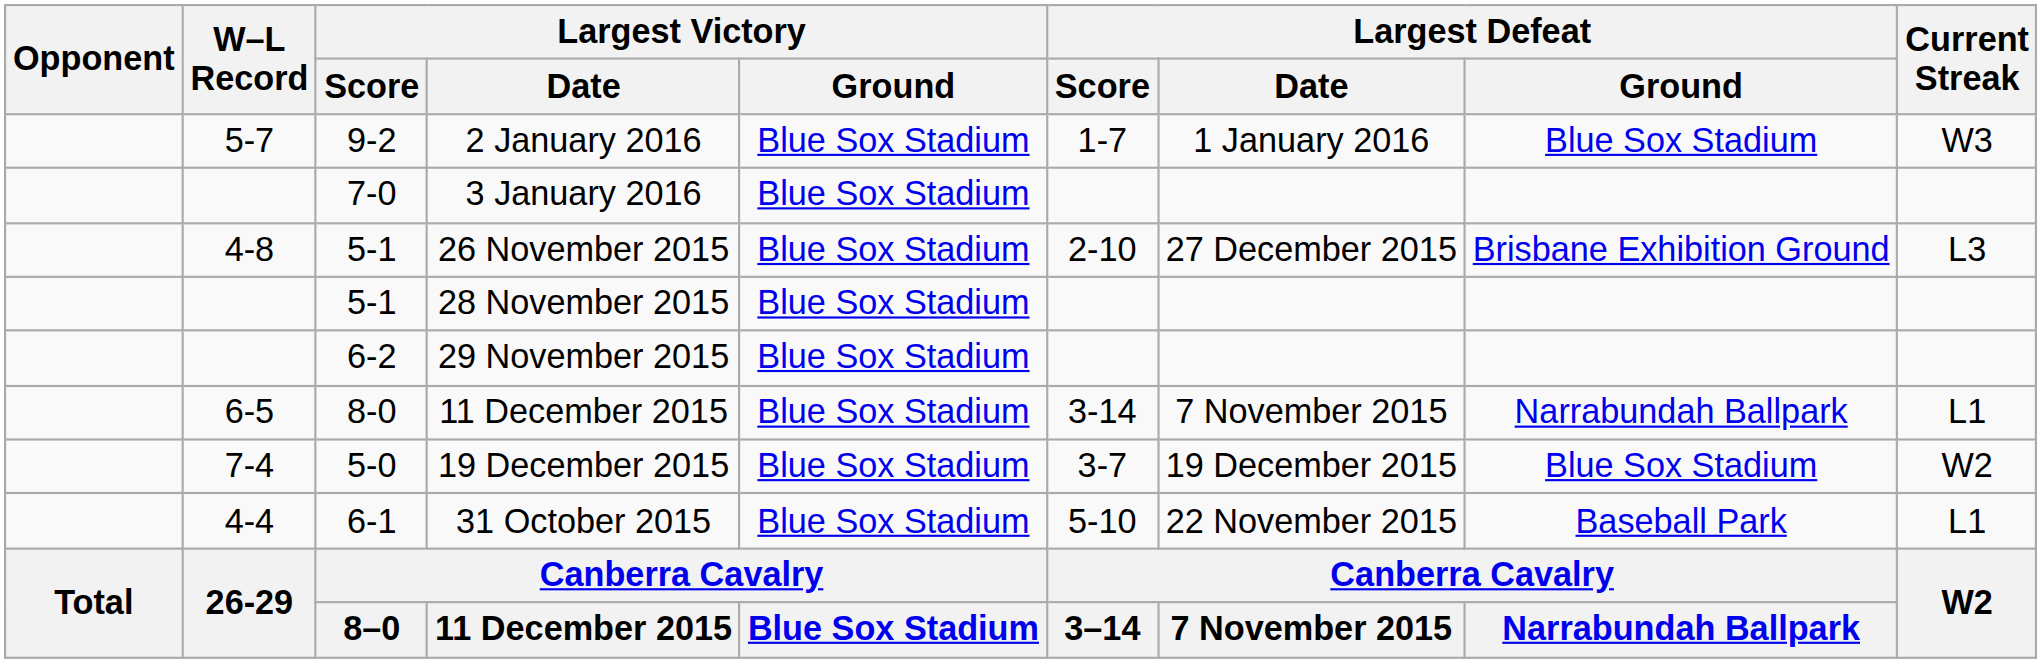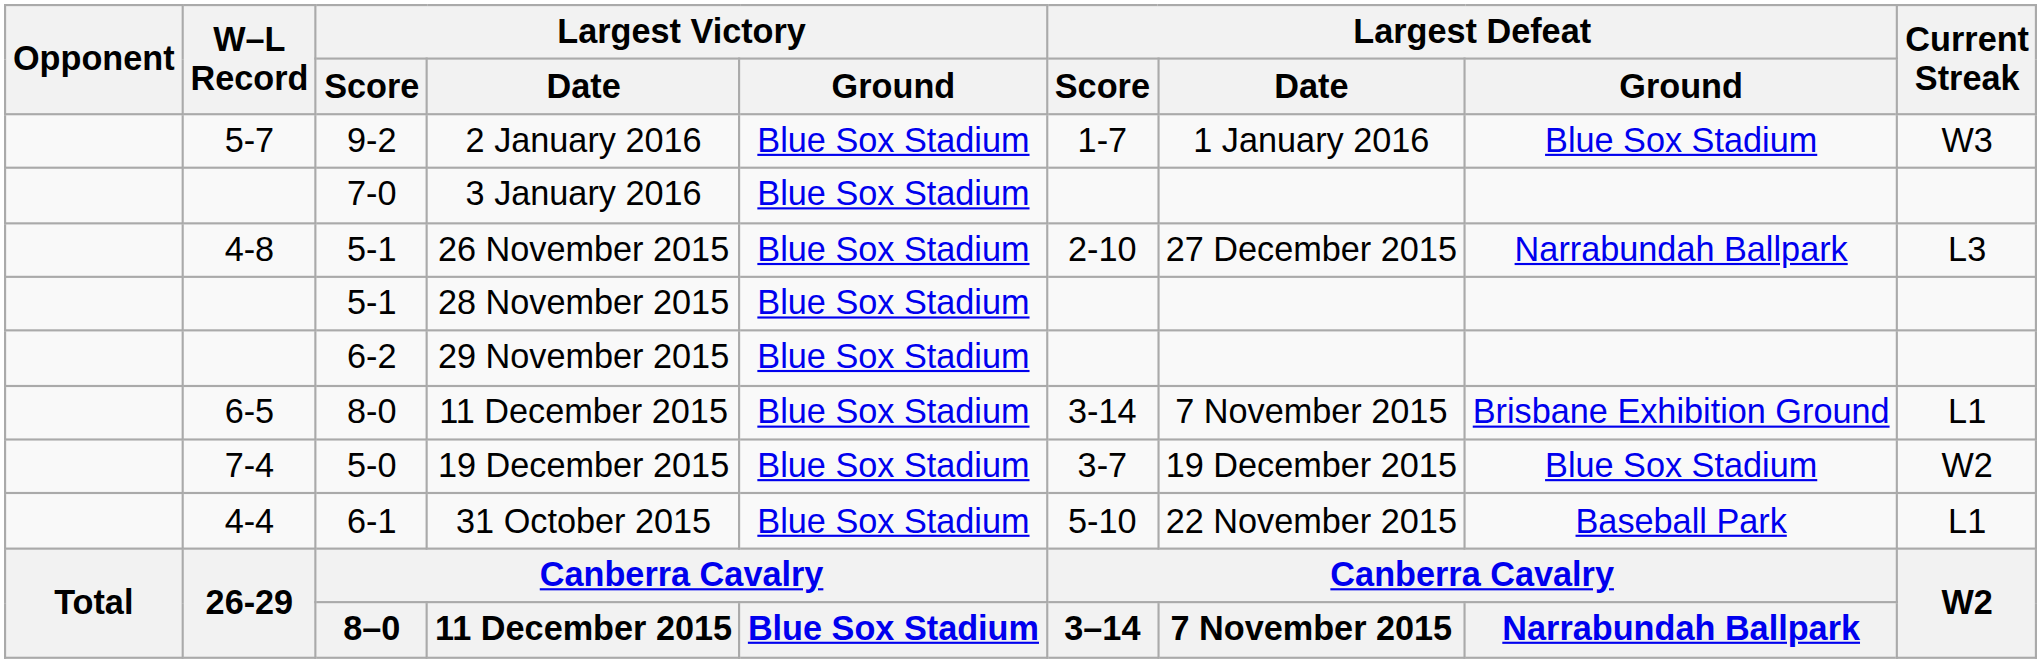(1681, 248) Brisbane Exhibition Ground -> (1681, 248) Narrabundah Ballpark
(1681, 411) Narrabundah Ballpark -> (1681, 411) Brisbane Exhibition Ground
